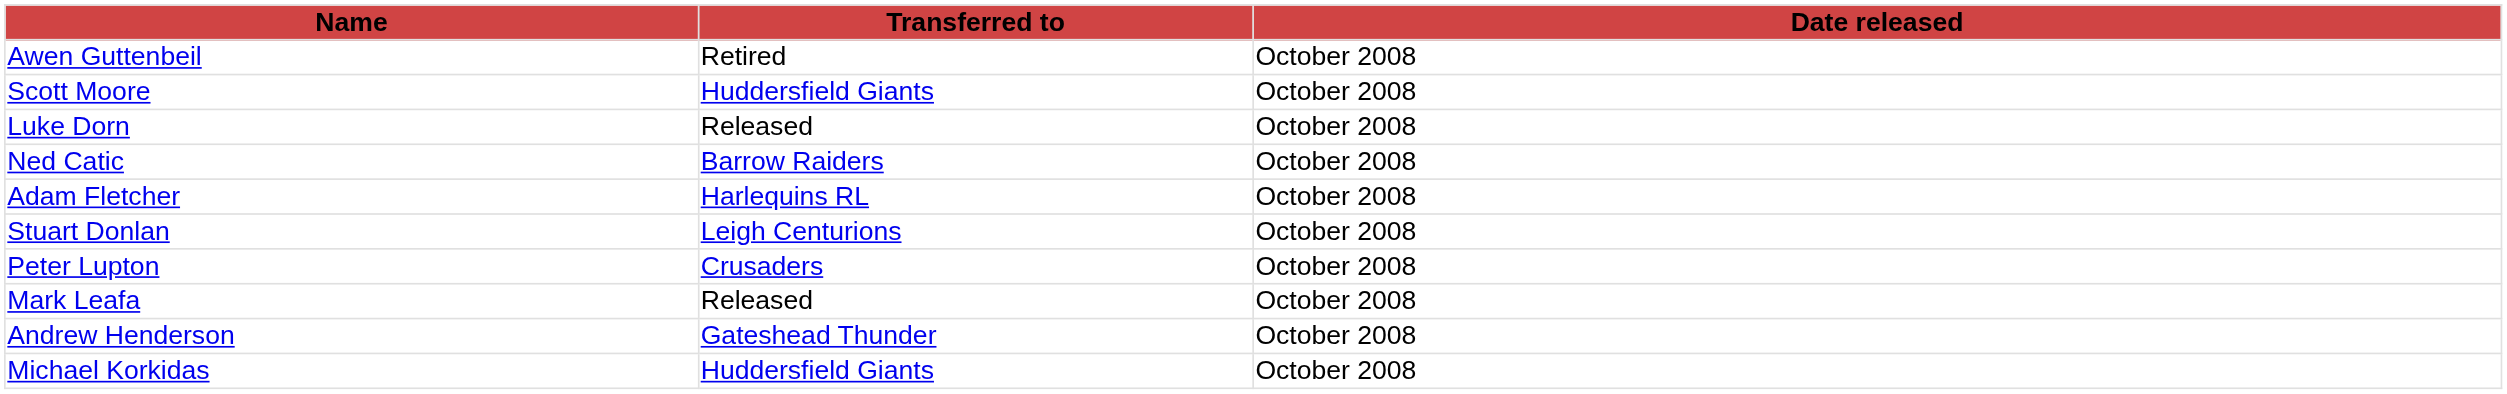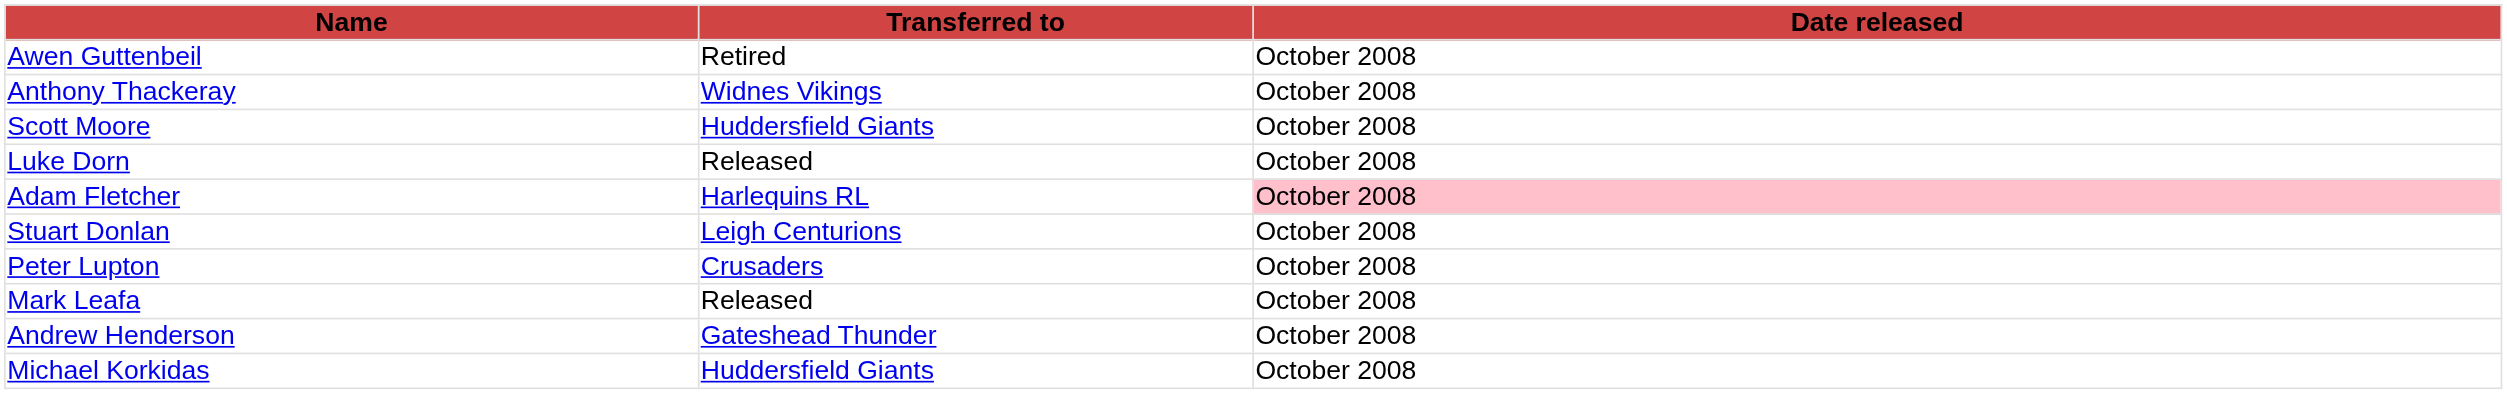+ row: (121, 91)
- row: (66, 161)
(1336, 196) no background -> (1336, 196) pink background
